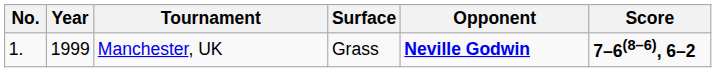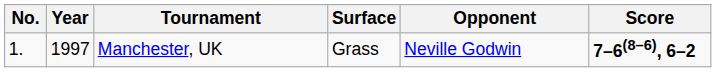(70, 49) 1999 -> (70, 49) 1997
(467, 49) bold -> (463, 49) normal
